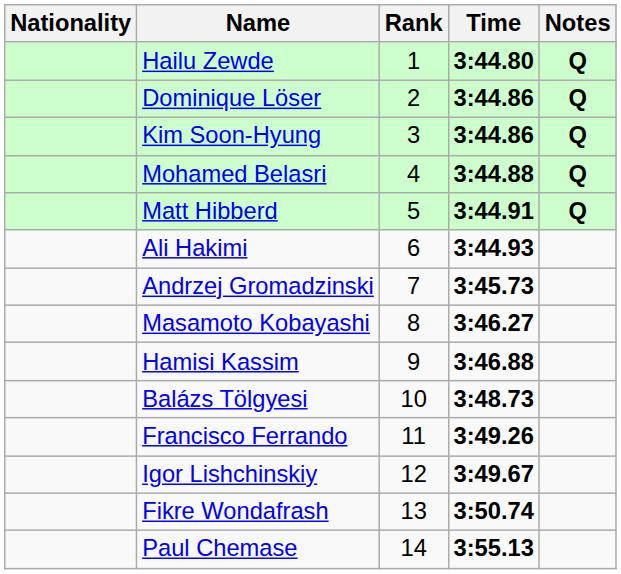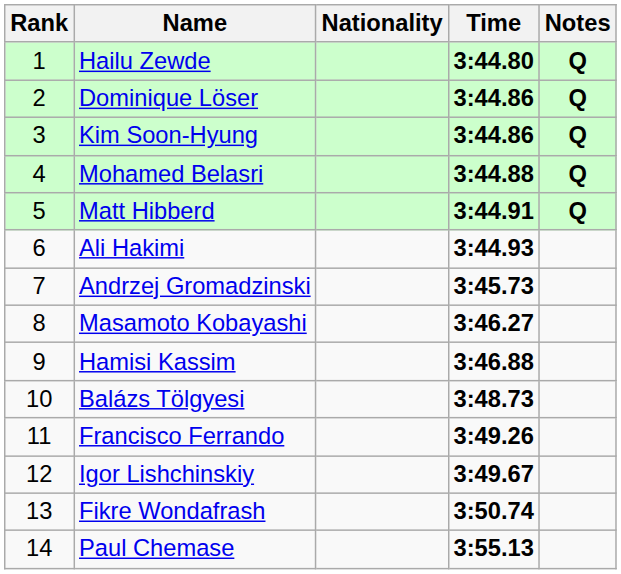columns swapped: (414, 23) <-> (71, 23)
